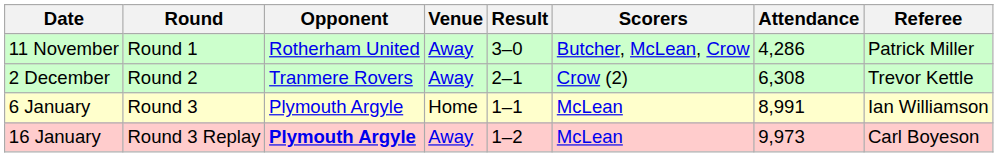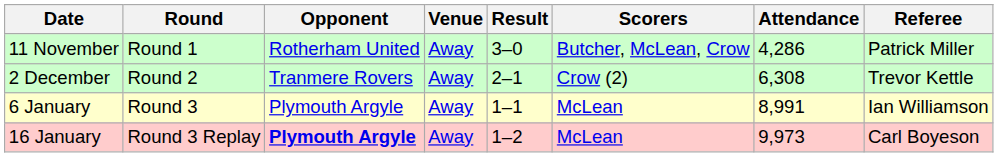(453, 107) Home -> (451, 107) Away
